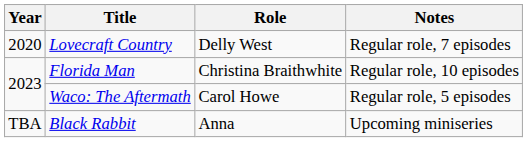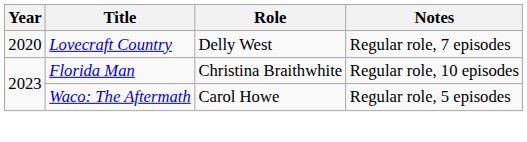- row: (93, 123)
